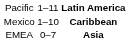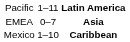rows swapped: (19, 21) <-> (19, 35)
